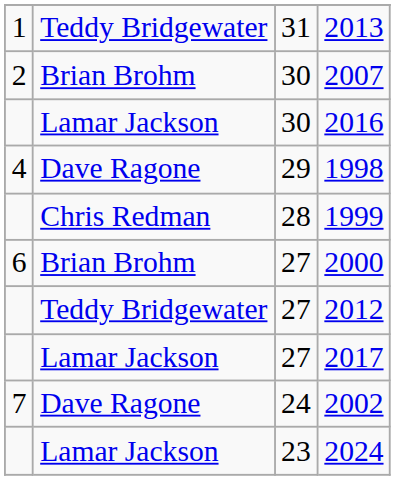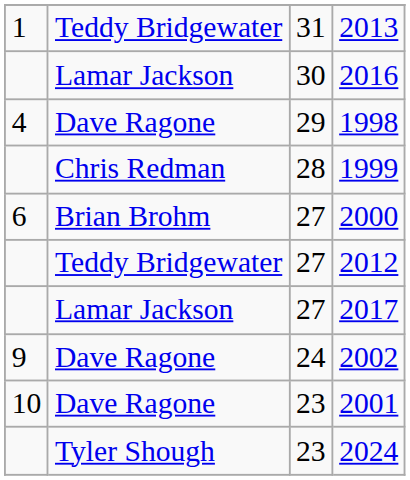- row: (354, 74)
(19, 403) 7 -> (19, 356) 9
+ row: (369, 403)
(129, 450) Lamar Jackson -> (135, 450) Tyler Shough
